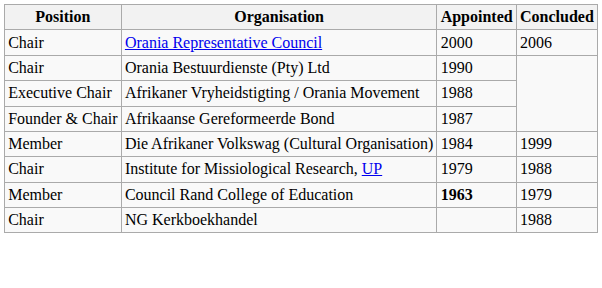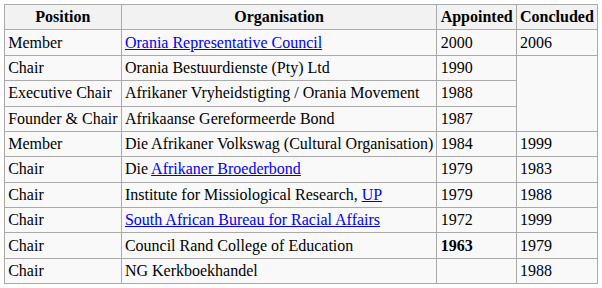(26, 42) Chair -> (35, 42) Member
+ row: (213, 169)
+ row: (252, 220)
(35, 194) Member -> (26, 245) Chair
